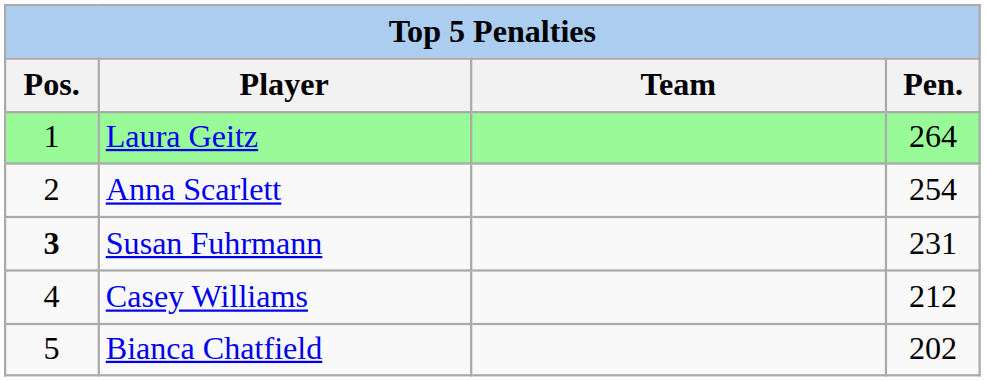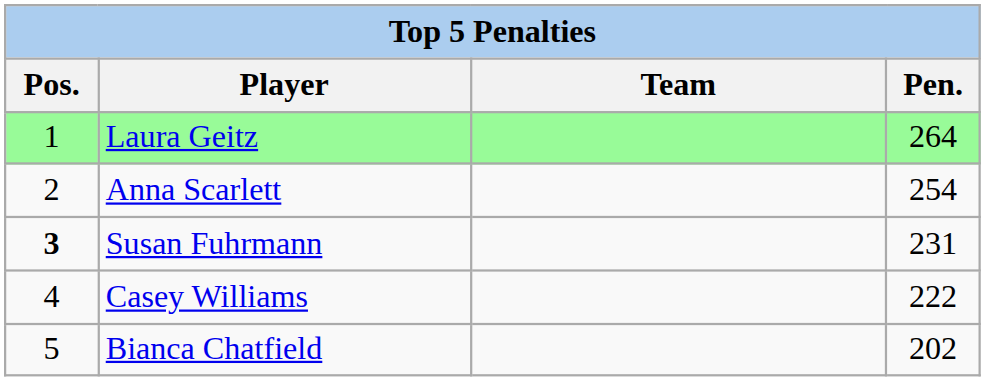(933, 296) 212 -> (933, 296) 222
